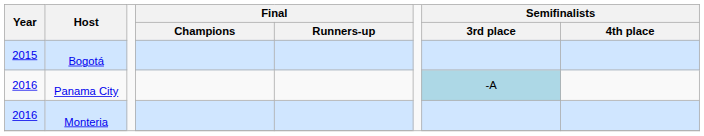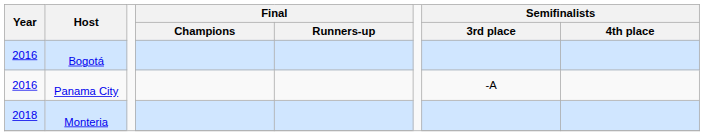(25, 55) 2015 -> (25, 55) 2016
(491, 86) lightblue background -> (491, 86) no background
(25, 116) 2016 -> (25, 116) 2018
